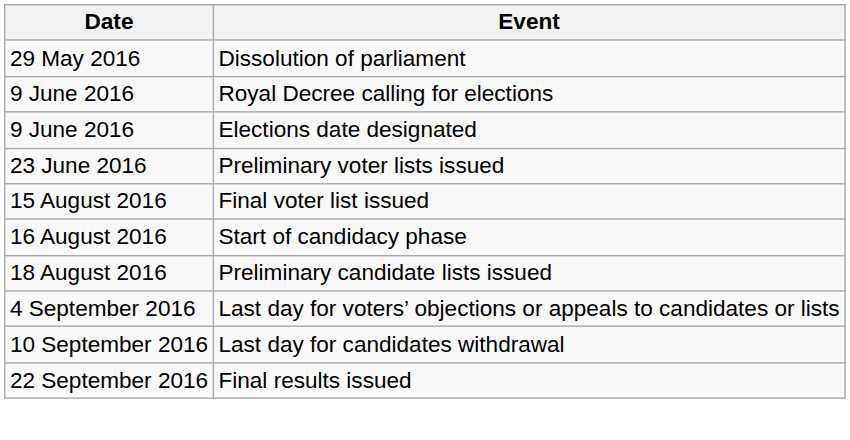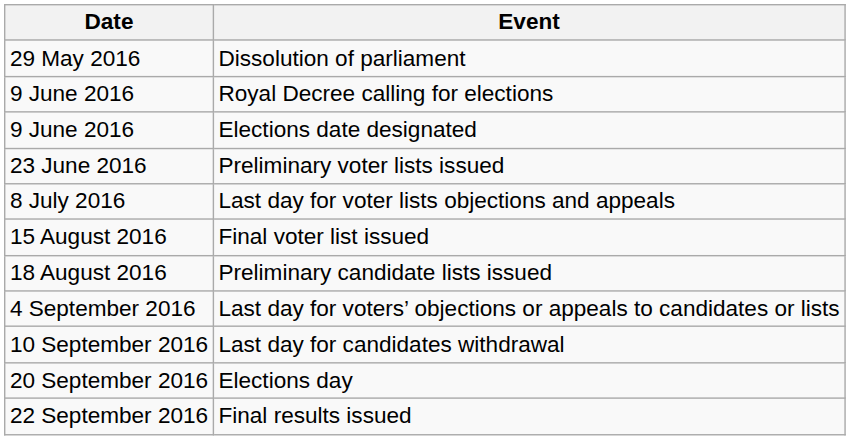+ row: (447, 201)
- row: (343, 237)
+ row: (286, 380)
